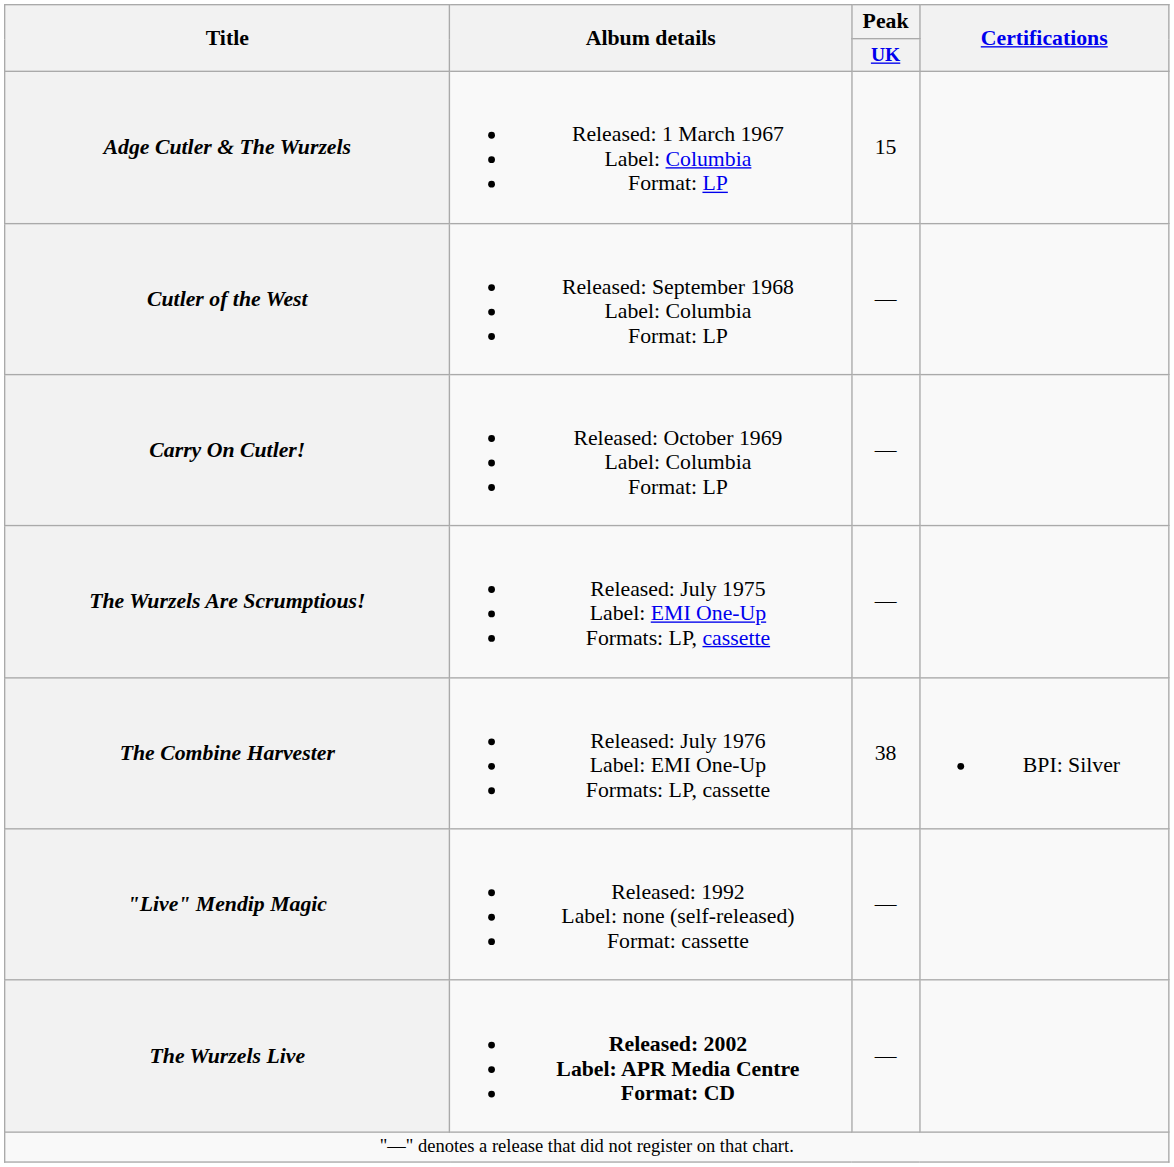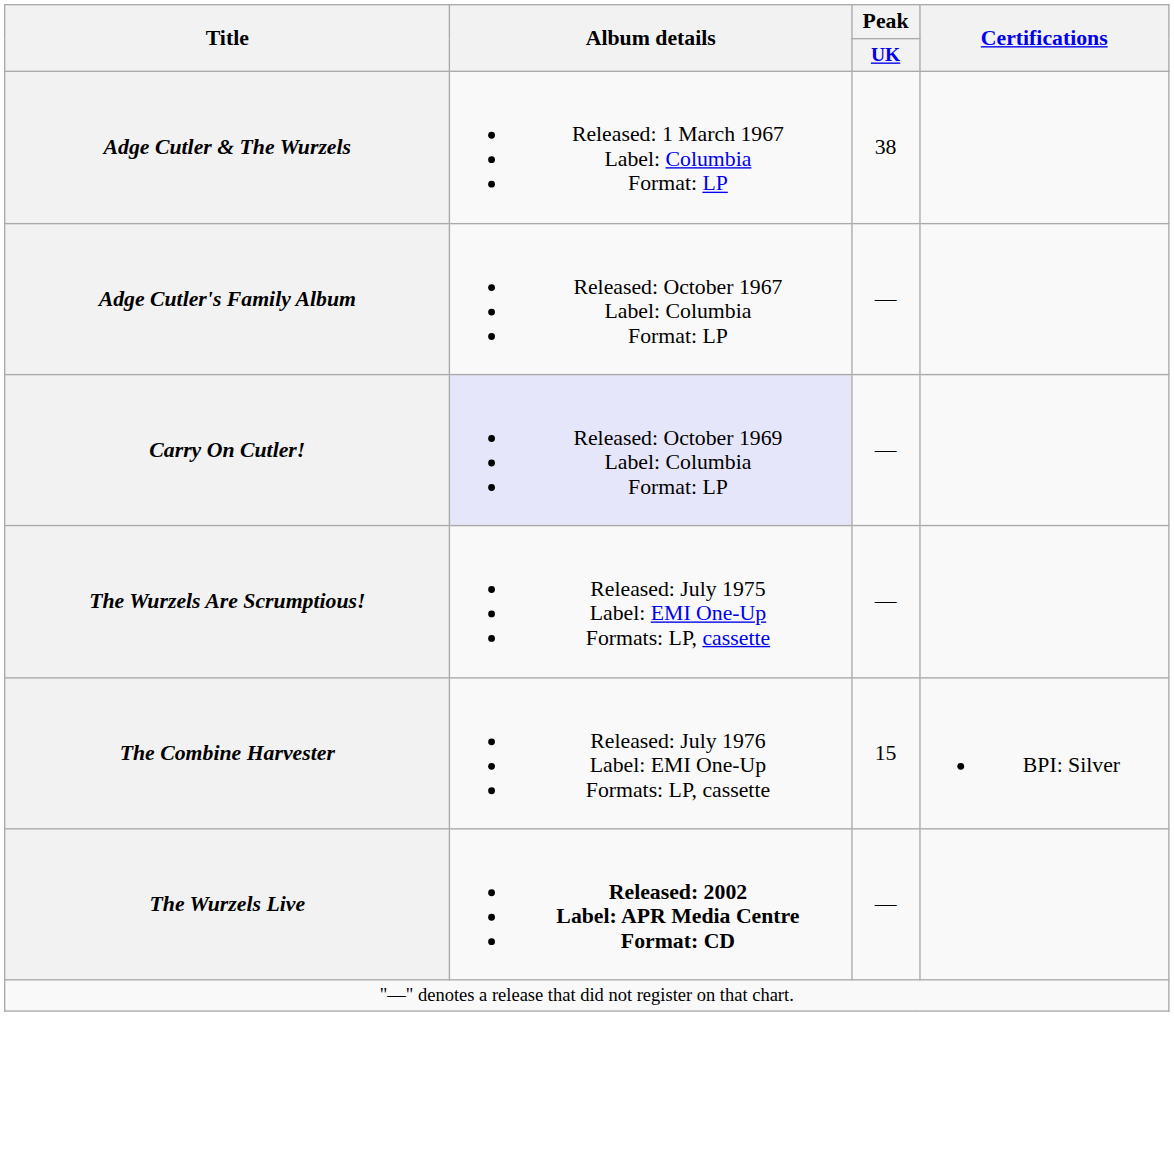(886, 147) 15 -> (886, 147) 38
+ row: (227, 298)
- row: (227, 298)
(651, 462) no background -> (651, 462) lavender background
(886, 752) 38 -> (886, 752) 15
- row: (227, 904)
